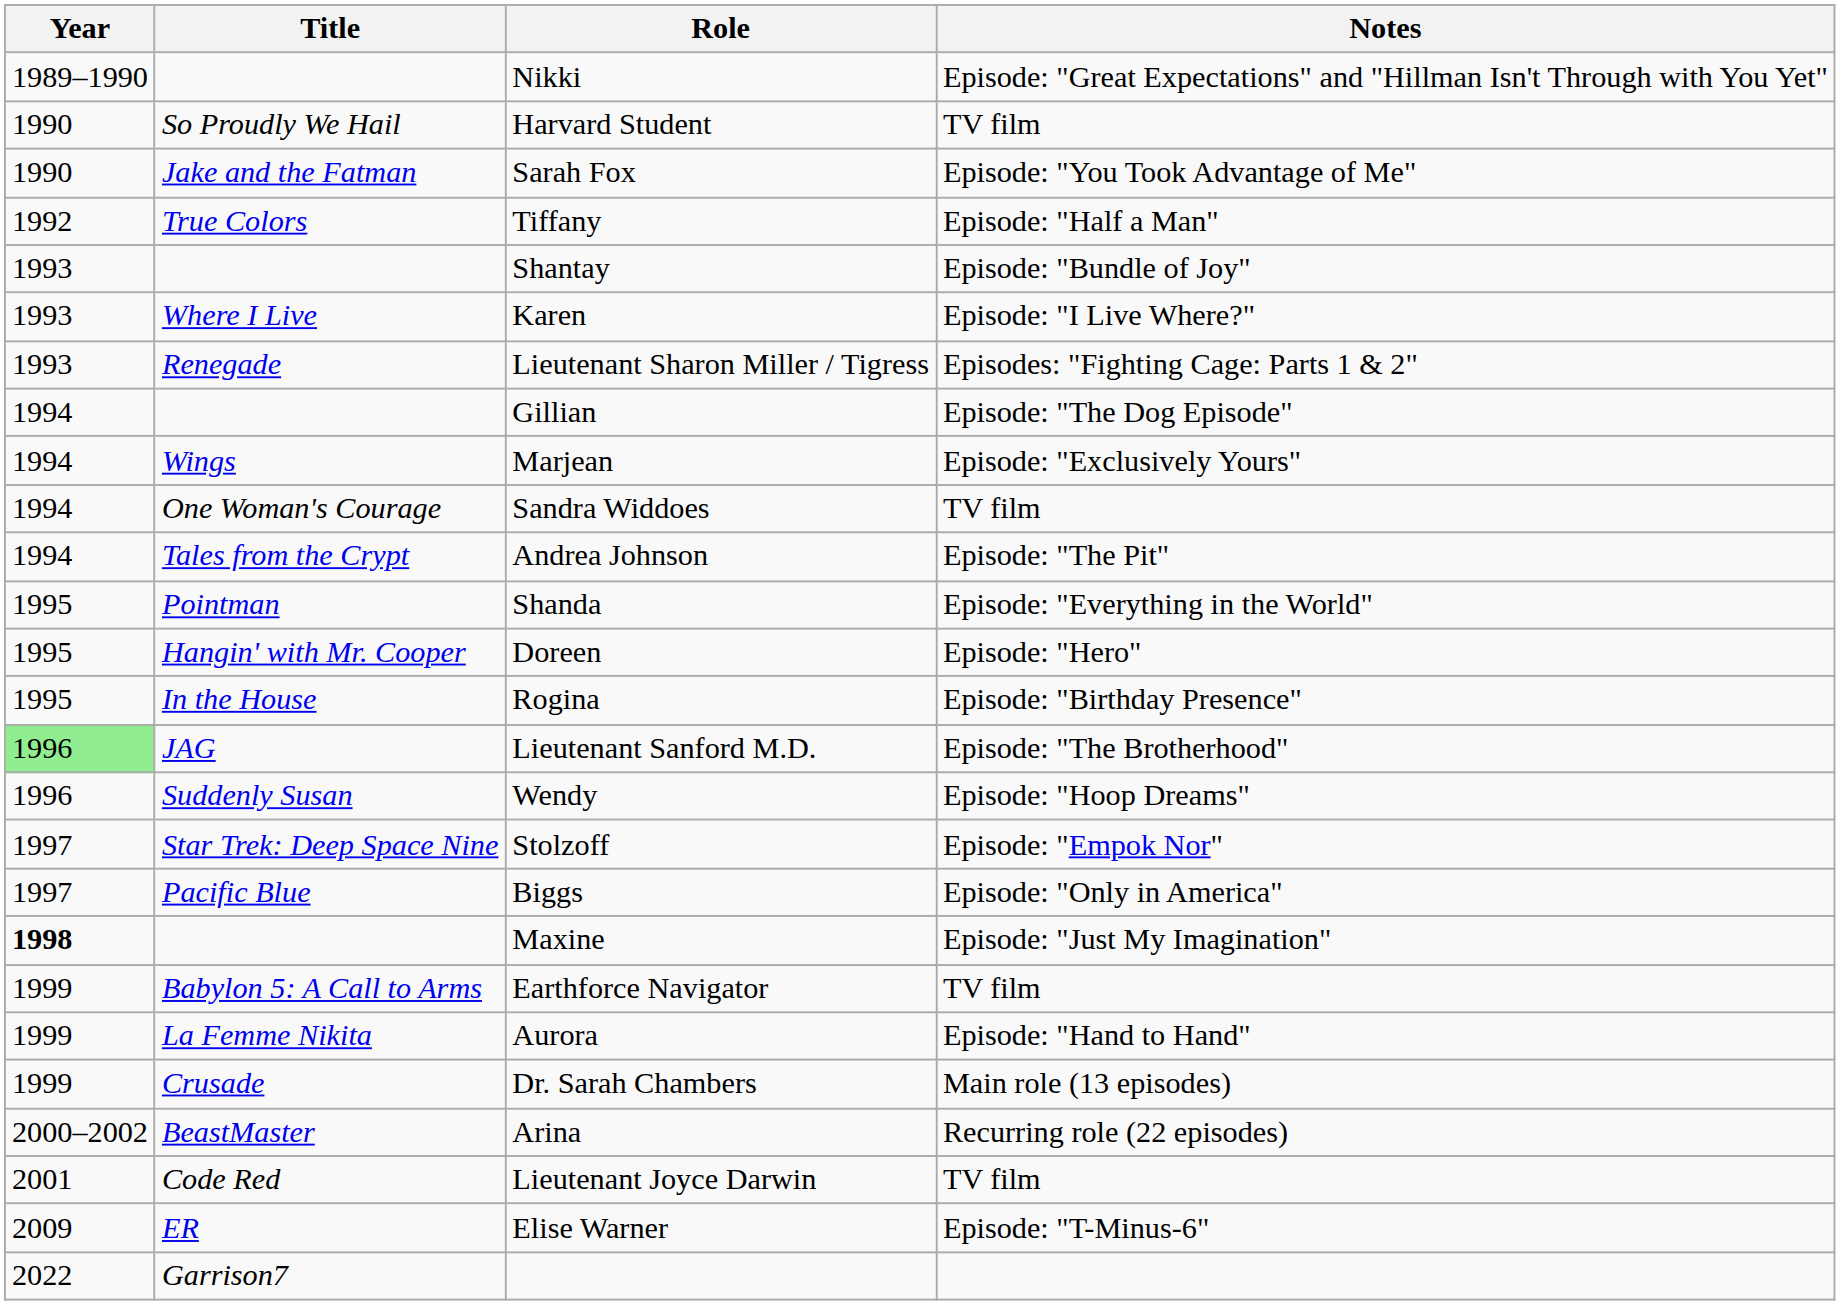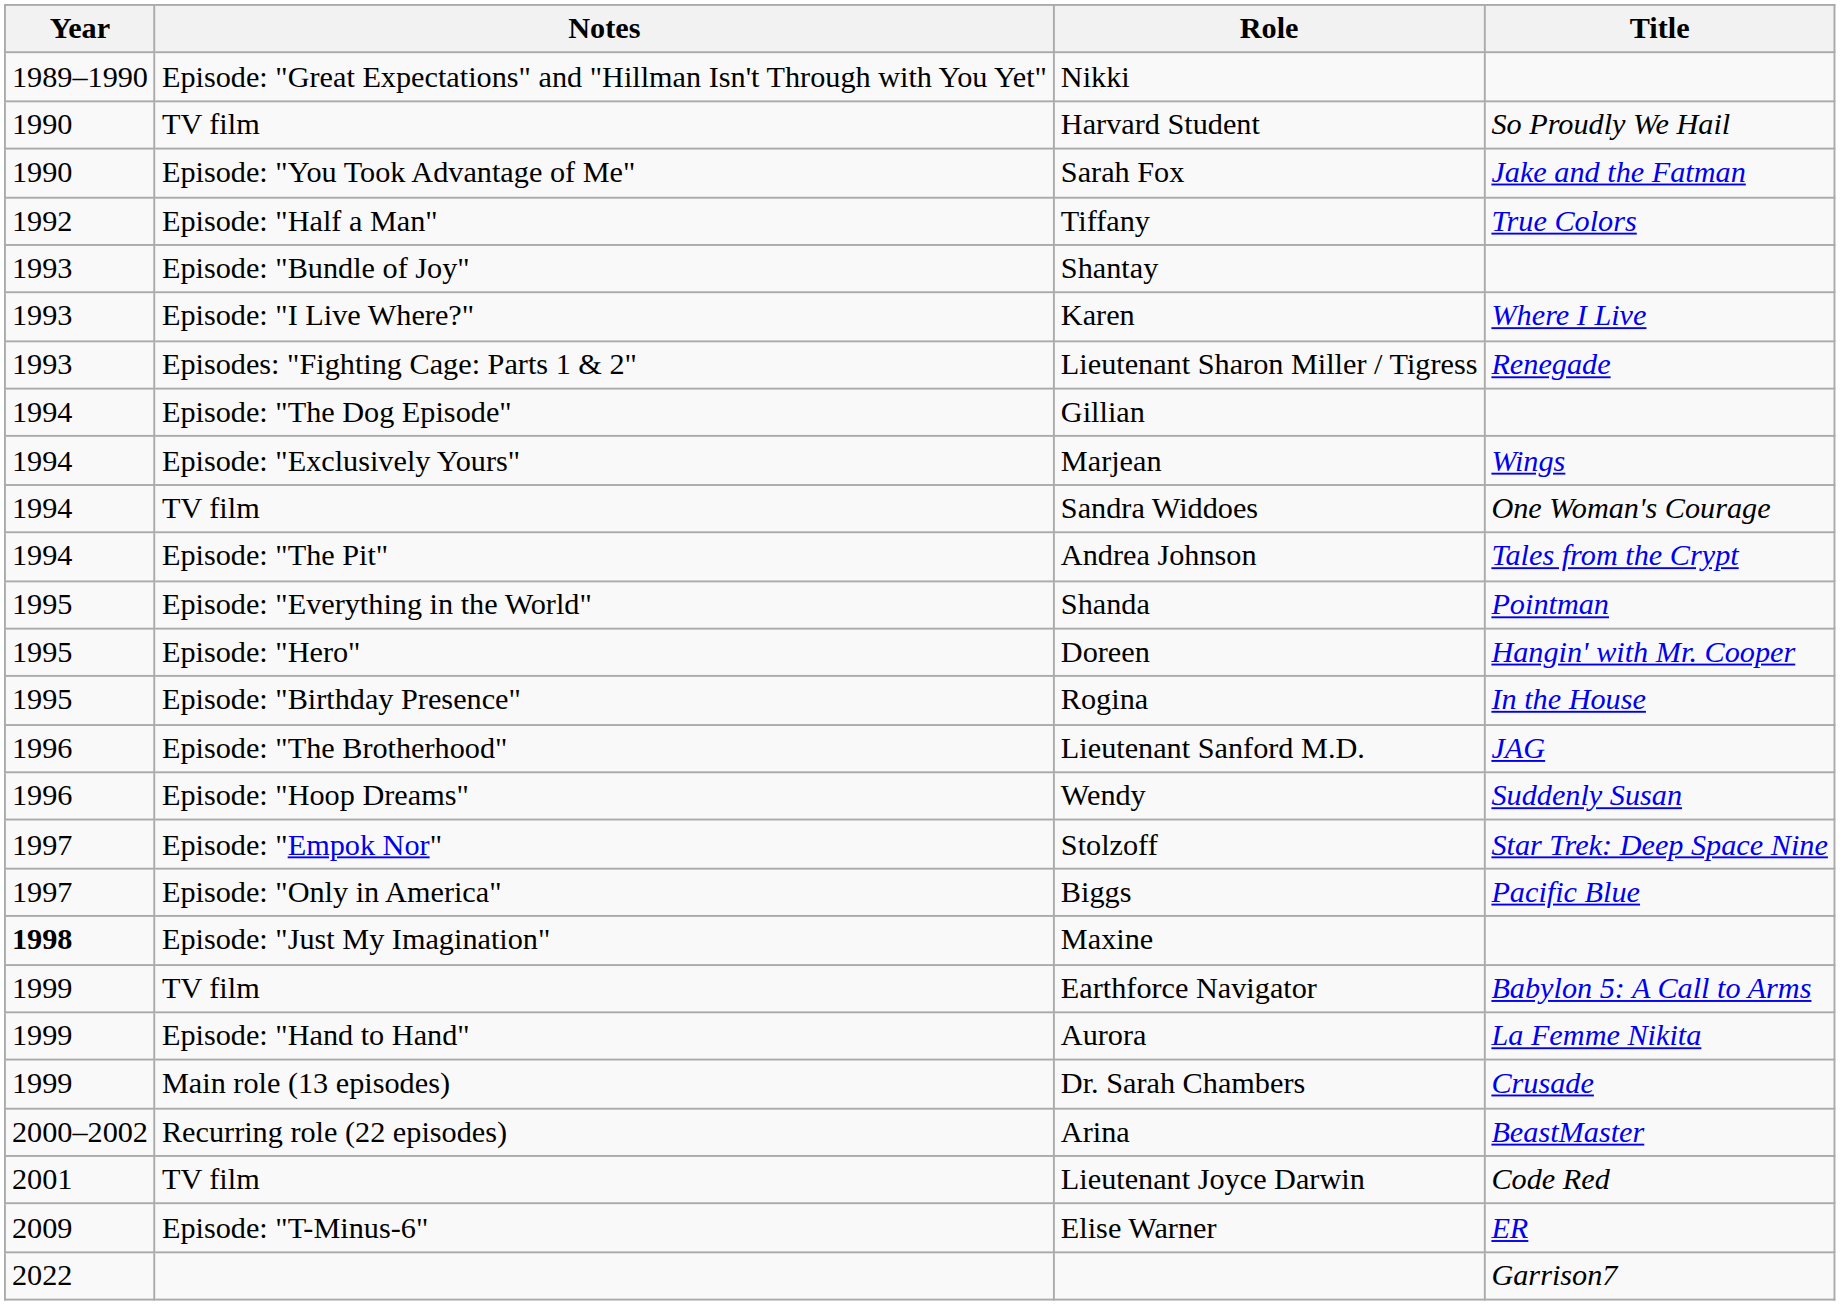columns swapped: (330, 28) <-> (1385, 28)
(42, 747) lightgreen background -> (42, 747) no background
